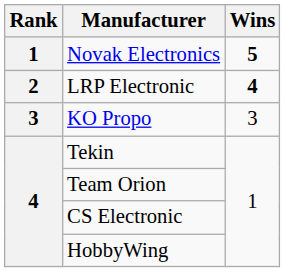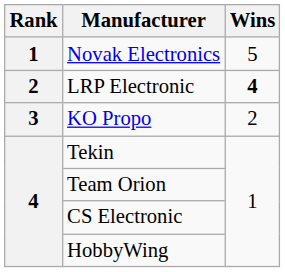(252, 53) bold -> (252, 53) normal
(252, 119) 3 -> (252, 119) 2
